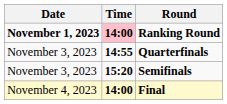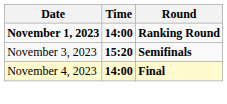(119, 33) pink background -> (119, 33) no background
- row: (173, 52)
